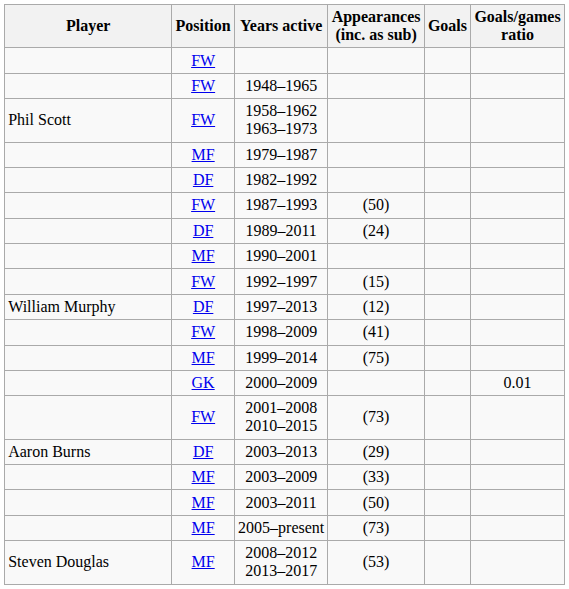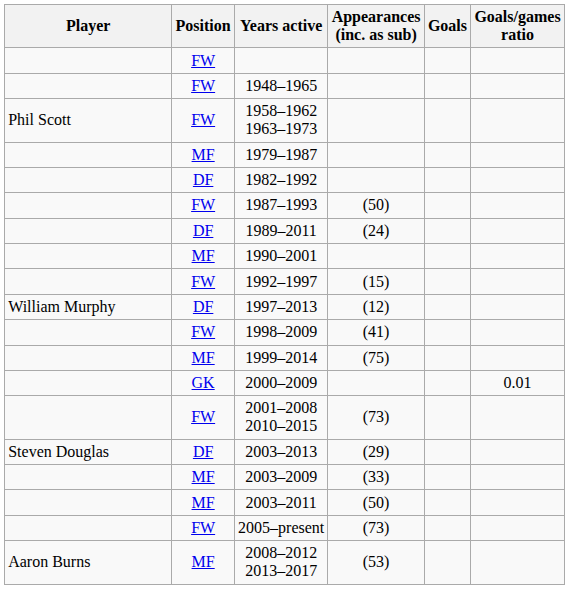(49, 451) Aaron Burns -> (59, 451) Steven Douglas
(203, 527) MF -> (203, 527) FW
(59, 562) Steven Douglas -> (49, 562) Aaron Burns
